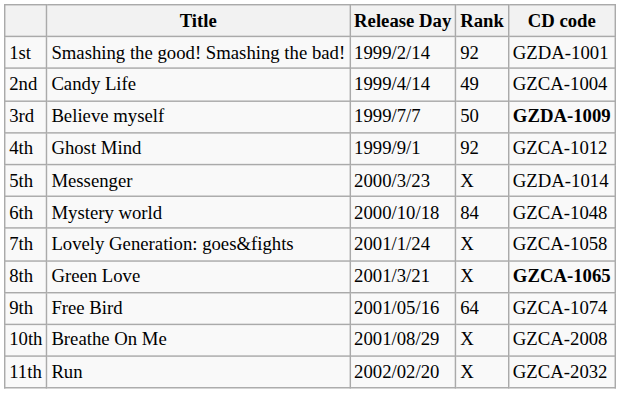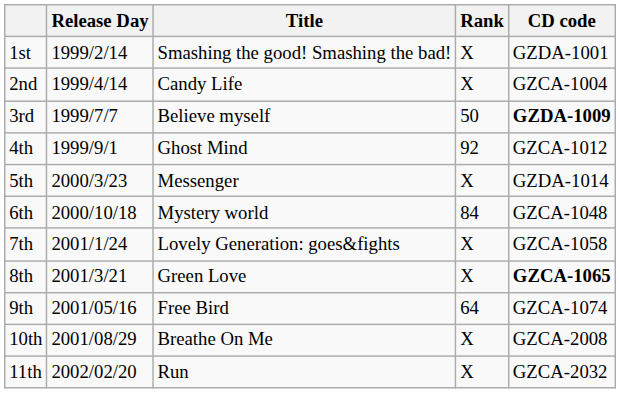columns swapped: (403, 20) <-> (198, 20)
(470, 52) 92 -> (467, 52) X
(470, 84) 49 -> (467, 84) X
